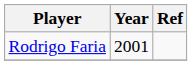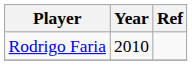(131, 45) 2001 -> (131, 45) 2010
